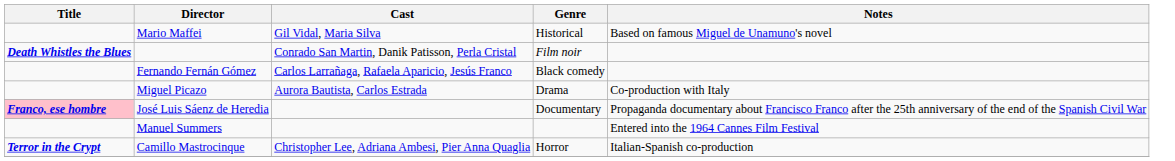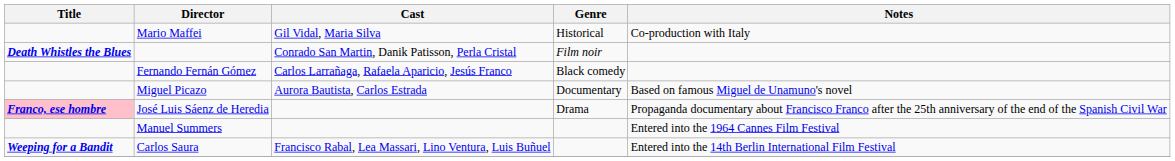(721, 33) Based on famous Miguel de Unamuno's novel -> (690, 33) Co-production with Italy
(552, 90) Drama -> (589, 90) Documentary
(670, 90) Co-production with Italy -> (741, 90) Based on famous Miguel de Unamuno's novel
(568, 109) Documentary -> (573, 109) Drama
- row: (191, 147)
+ row: (168, 147)
